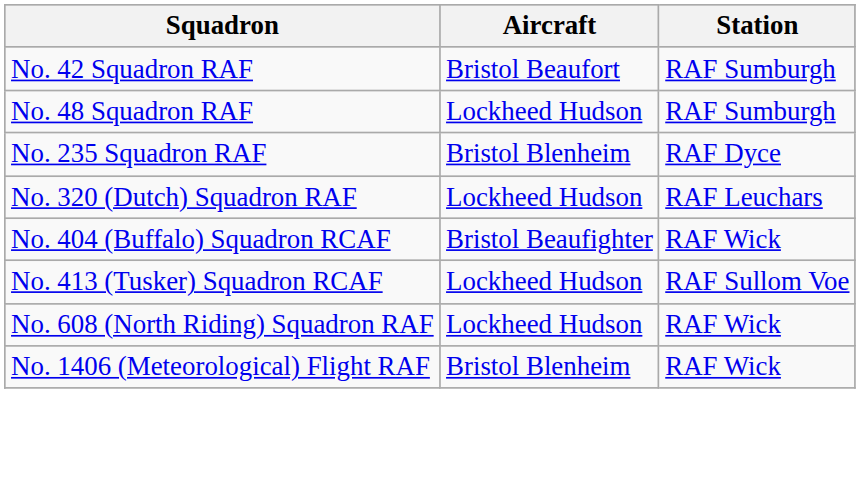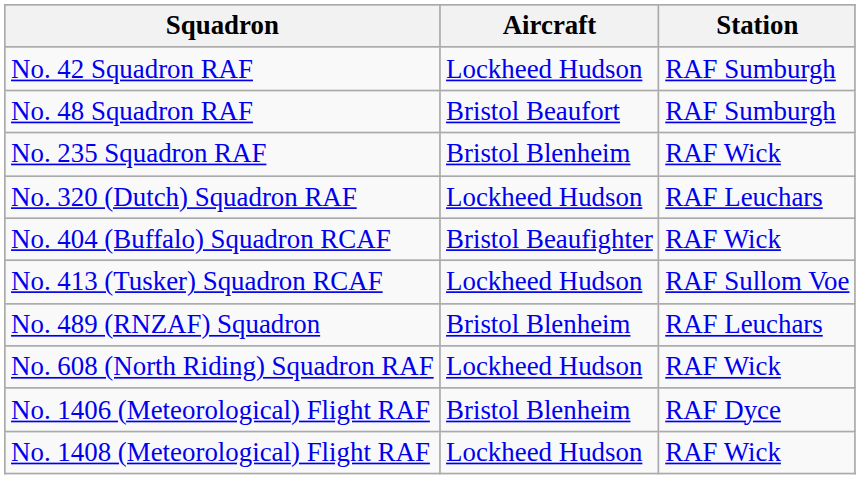(533, 68) Bristol Beaufort -> (544, 68) Lockheed Hudson
(544, 111) Lockheed Hudson -> (533, 111) Bristol Beaufort
(723, 153) RAF Dyce -> (723, 153) RAF Wick
+ row: (166, 324)
(723, 366) RAF Wick -> (723, 409) RAF Dyce
+ row: (220, 452)
